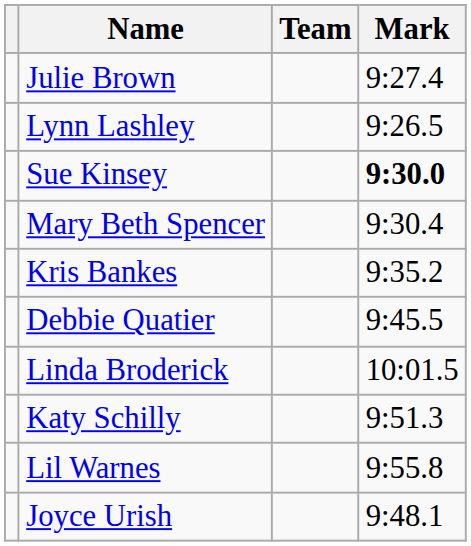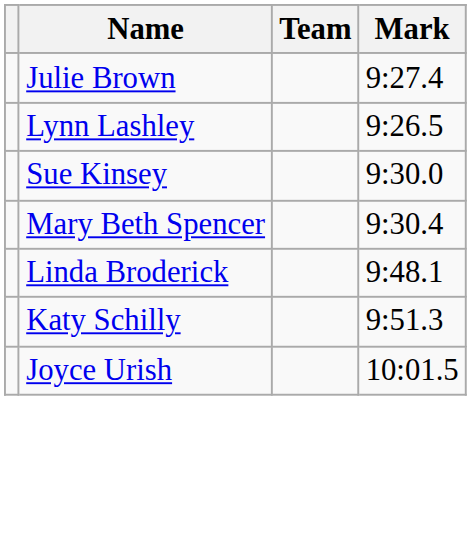(405, 175) bold -> (404, 175) normal
- row: (102, 272)
- row: (120, 321)
(412, 369) 10:01.5 -> (404, 272) 9:48.1
- row: (93, 467)
(404, 516) 9:48.1 -> (412, 369) 10:01.5
